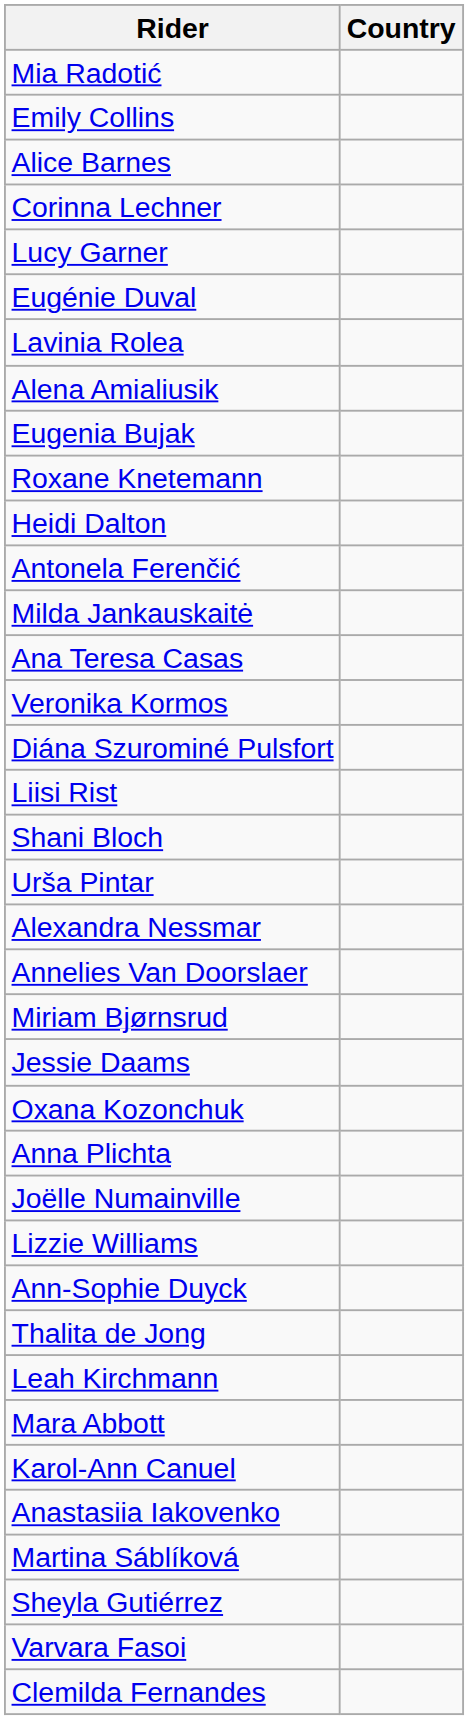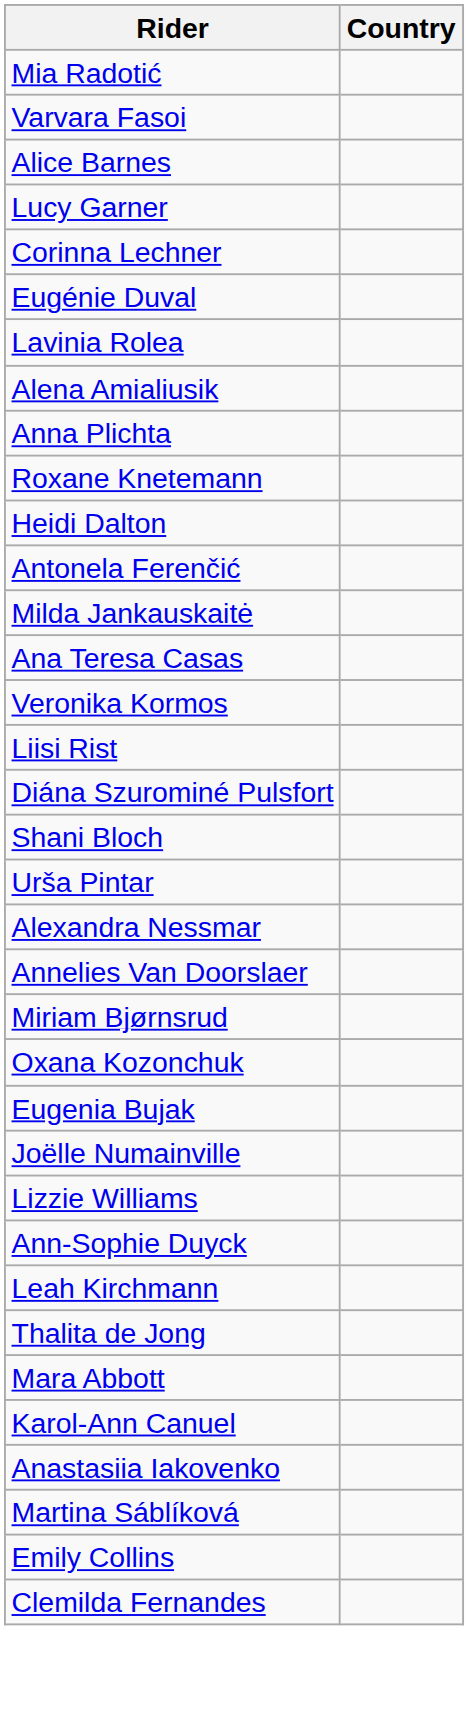rows swapped: (99, 1648) <-> (93, 118)
rows swapped: (90, 253) <-> (117, 208)
rows swapped: (103, 433) <-> (91, 1153)
rows swapped: (64, 793) <-> (173, 748)
- row: (101, 1063)
rows swapped: (115, 1378) <-> (109, 1333)
- row: (117, 1603)
